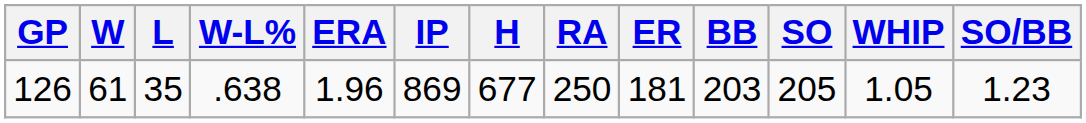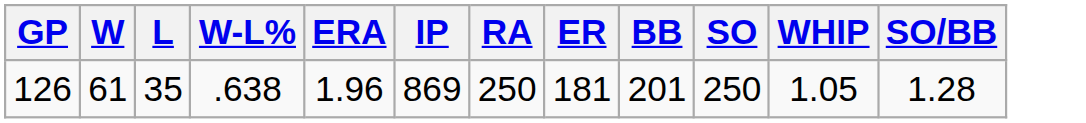- column: (507, 32)
(732, 88) 203 -> (657, 88) 201
(807, 88) 205 -> (732, 88) 250
(1016, 88) 1.23 -> (941, 88) 1.28
